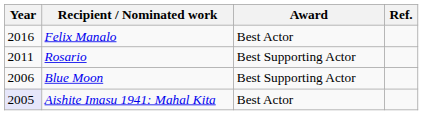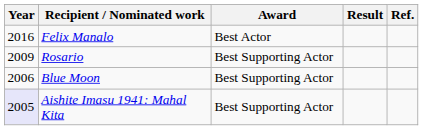+ column: (365, 15)
(21, 57) 2011 -> (21, 57) 2009
(265, 99) Best Actor -> (274, 106) Best Supporting Actor
